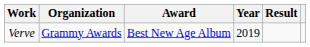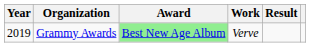columns swapped: (248, 13) <-> (22, 13)
(179, 32) no background -> (174, 32) lightgreen background
